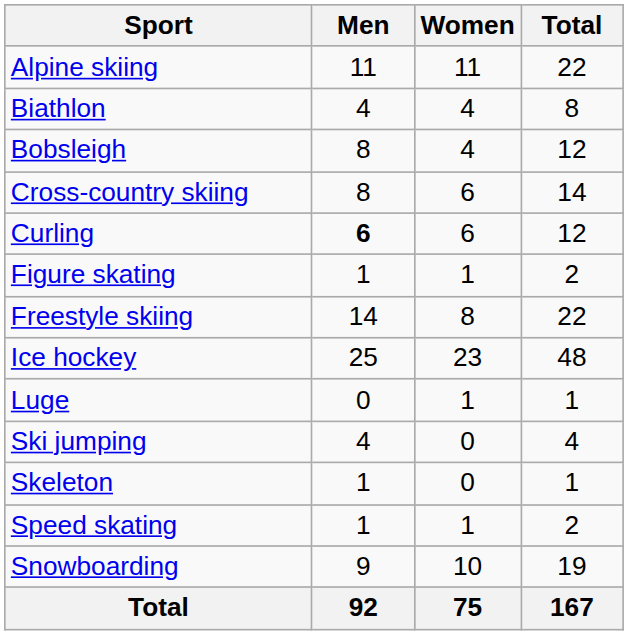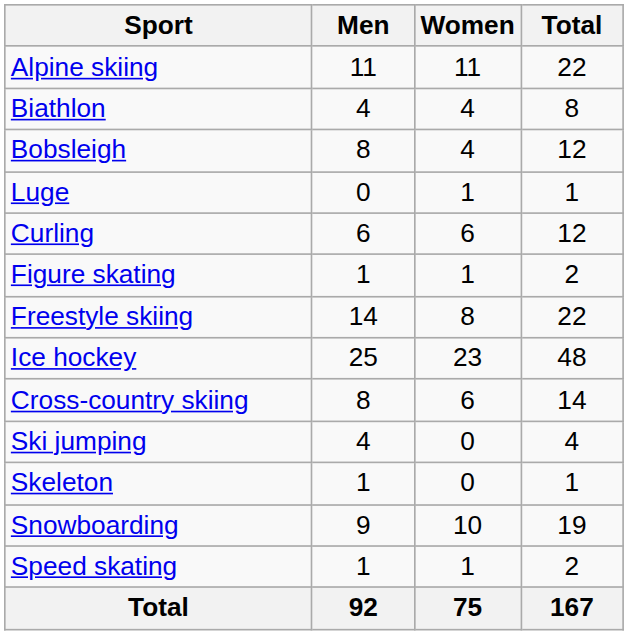rows swapped: (130, 191) <-> (40, 399)
(363, 233) bold -> (363, 233) normal
rows swapped: (94, 524) <-> (95, 566)
